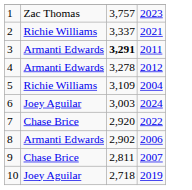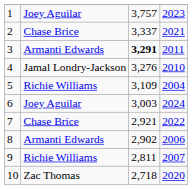(52, 13) Zac Thomas -> (52, 13) Joey Aguilar
(60, 31) Richie Williams -> (51, 31) Chase Brice
(64, 67) Armanti Edwards -> (75, 67) Jamal Londry-Jackson
(122, 67) 3,278 -> (144, 67) 3,276
(151, 67) 2012 -> (173, 67) 2010
(122, 121) 2,920 -> (144, 121) 2,921
(51, 157) Chase Brice -> (60, 157) Richie Williams
(52, 175) Joey Aguilar -> (52, 175) Zac Thomas
(151, 175) 2019 -> (173, 175) 2020
